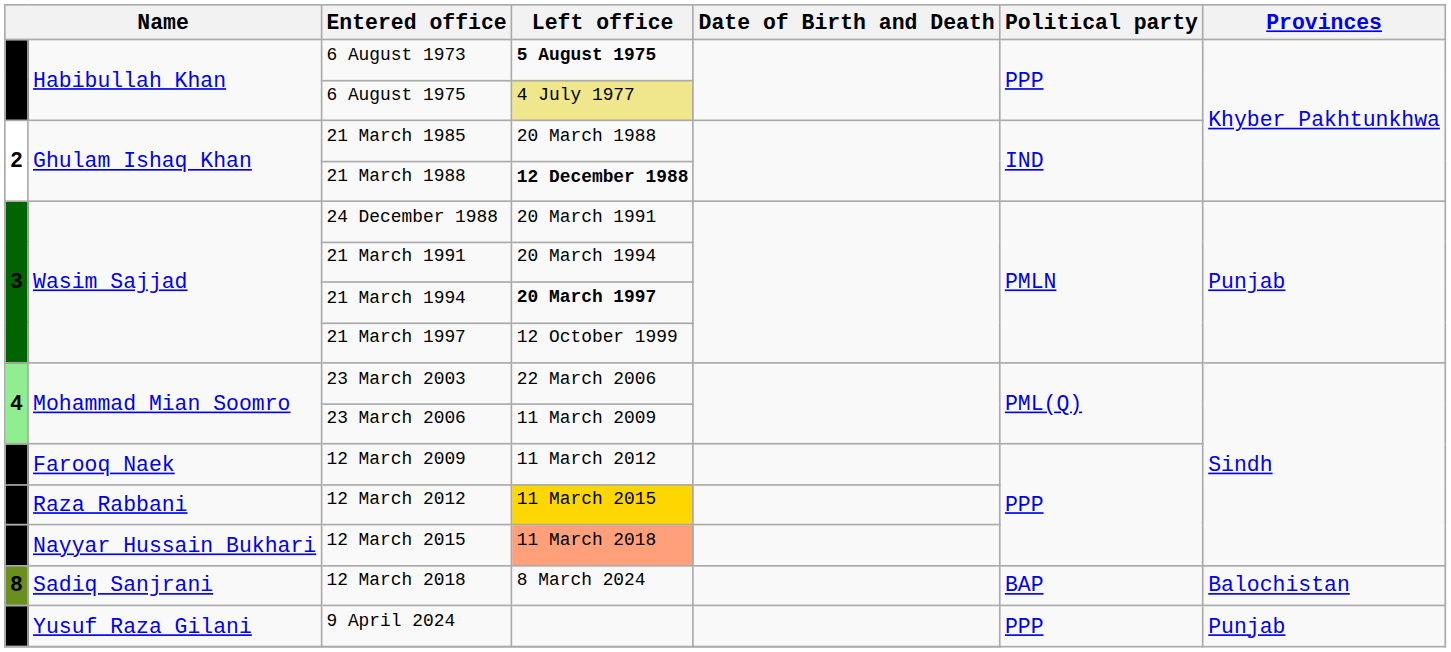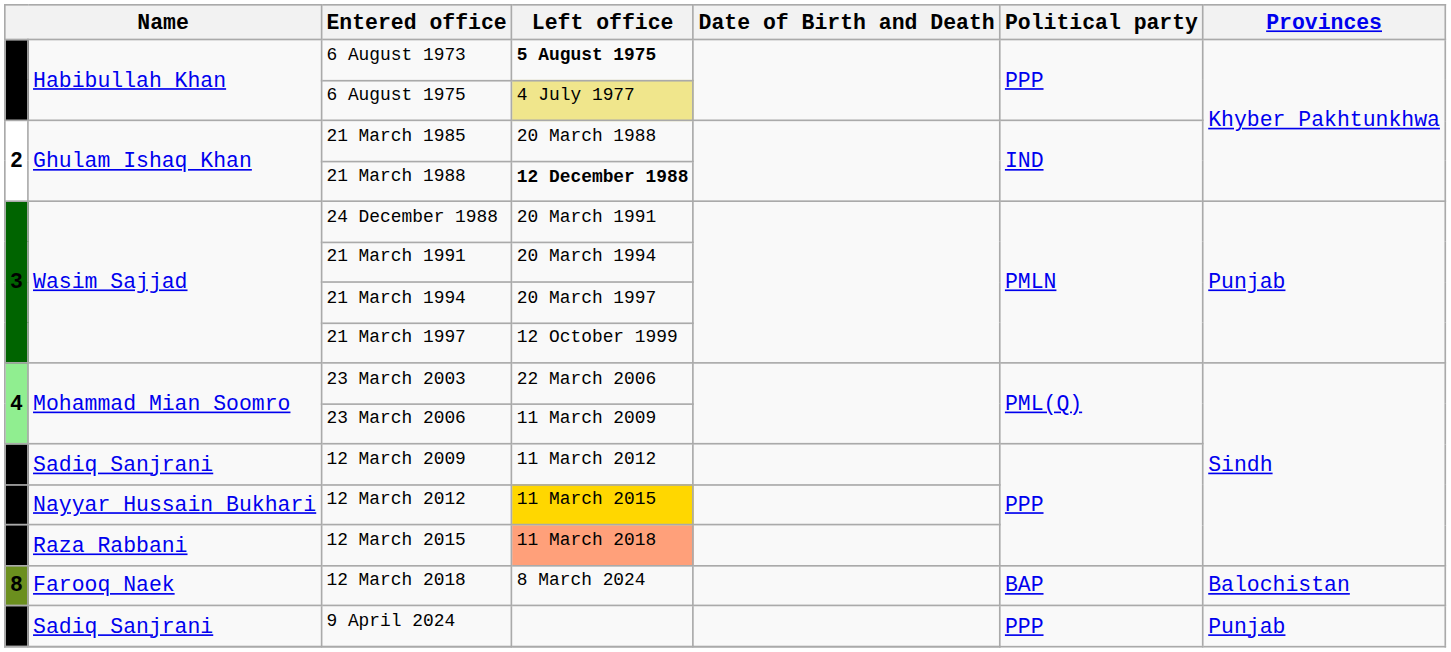(587, 303) bold -> (587, 297) normal
(104, 465) Farooq Naek -> (123, 465) Sadiq Sanjrani
(110, 505) Raza Rabbani -> (175, 505) Nayyar Hussain Bukhari
(175, 545) Nayyar Hussain Bukhari -> (110, 545) Raza Rabbani
(123, 586) Sadiq Sanjrani -> (104, 586) Farooq Naek
(142, 626) Yusuf Raza Gilani -> (123, 626) Sadiq Sanjrani
